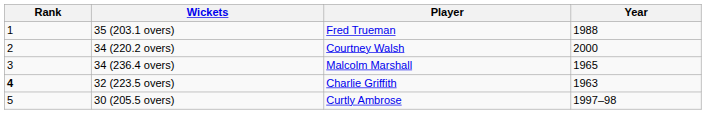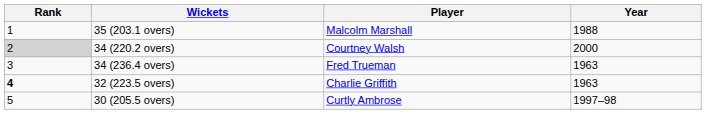(361, 30) Fred Trueman -> (369, 30) Malcolm Marshall
(10, 48) no background -> (10, 48) lightgrey background
(369, 65) Malcolm Marshall -> (361, 65) Fred Trueman
(586, 65) 1965 -> (586, 65) 1963
